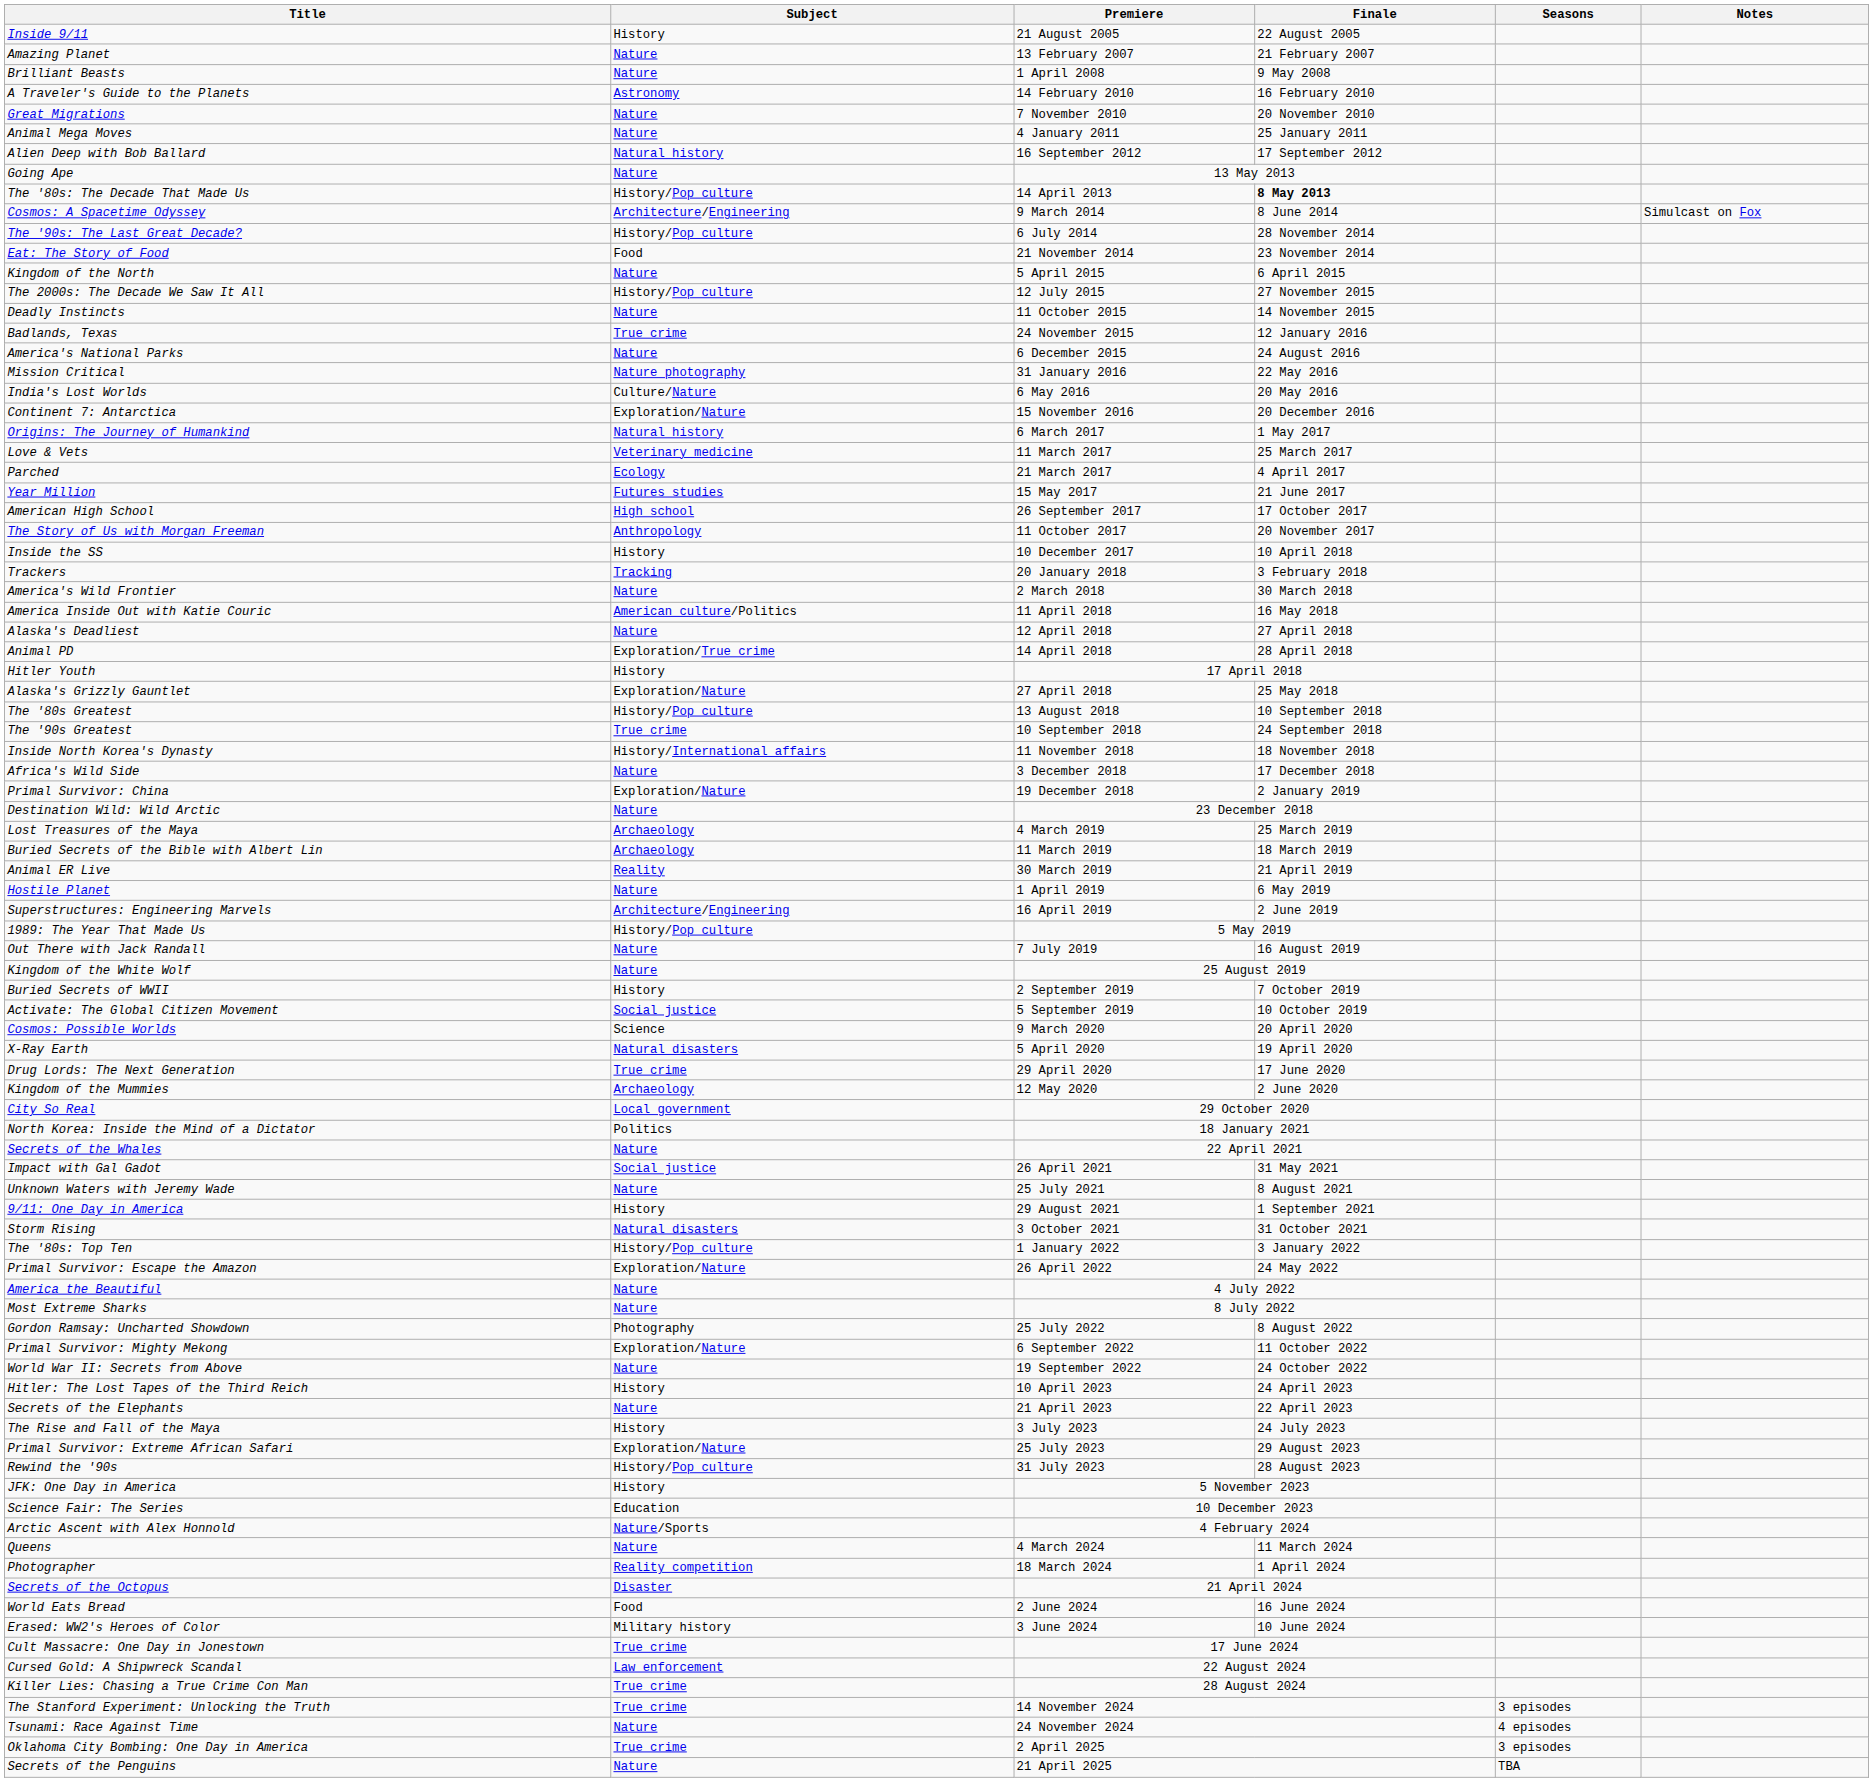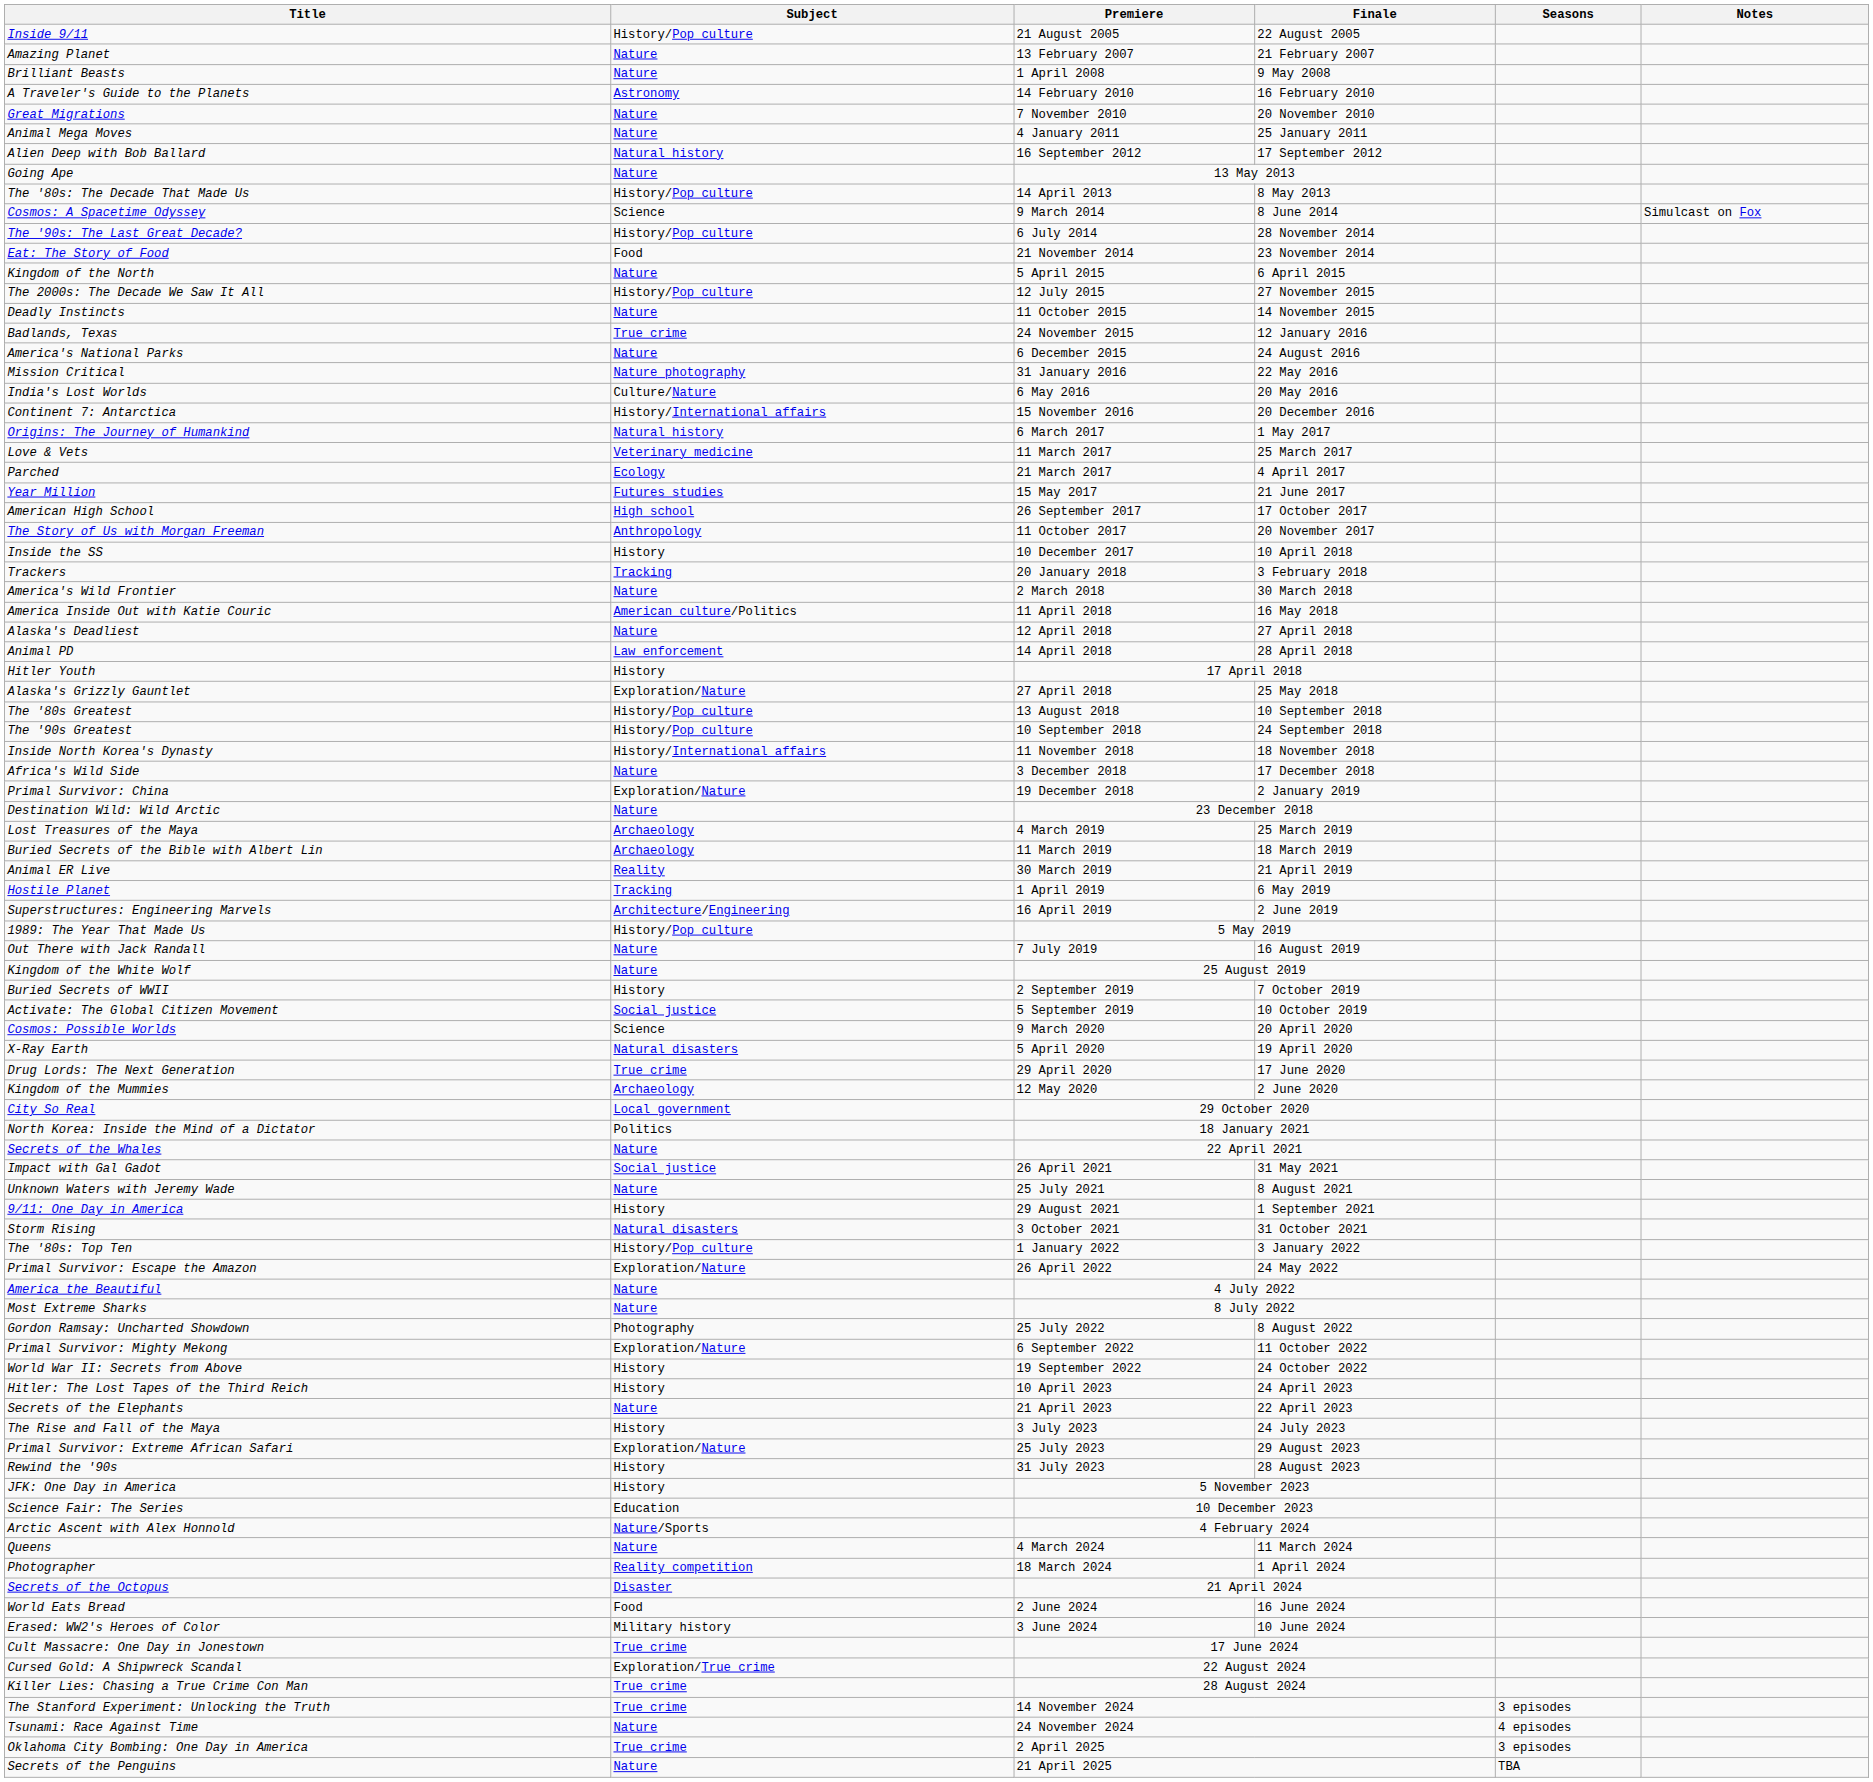(639, 34) History -> (683, 34) History/Pop culture
(1294, 194) bold -> (1294, 194) normal
(701, 214) Architecture/Engineering -> (639, 214) Science
(679, 413) Exploration/Nature -> (720, 413) History/International affairs
(694, 652) Exploration/True crime -> (668, 652) Law enforcement
(650, 731) True crime -> (683, 731) History/Pop culture
(635, 891) Nature -> (643, 891) Tracking
(635, 1369) Nature -> (639, 1369) History
(683, 1468) History/Pop culture -> (639, 1468) History
(668, 1667) Law enforcement -> (694, 1667) Exploration/True crime
